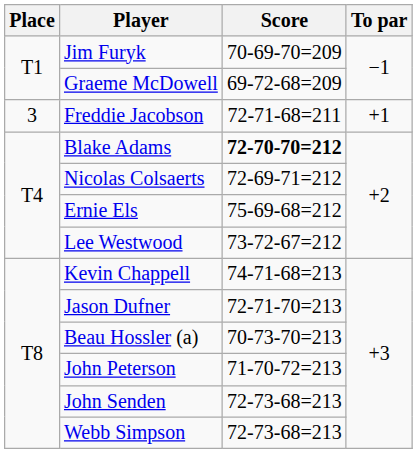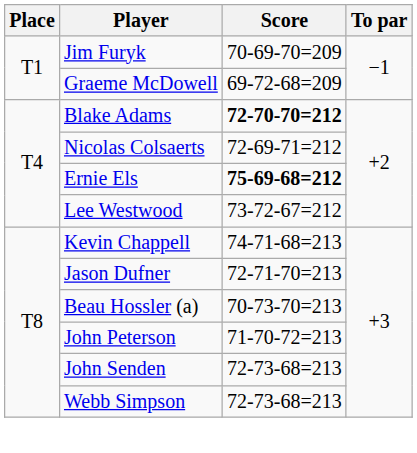- row: (134, 115)
(284, 210) normal -> (284, 178) bold
